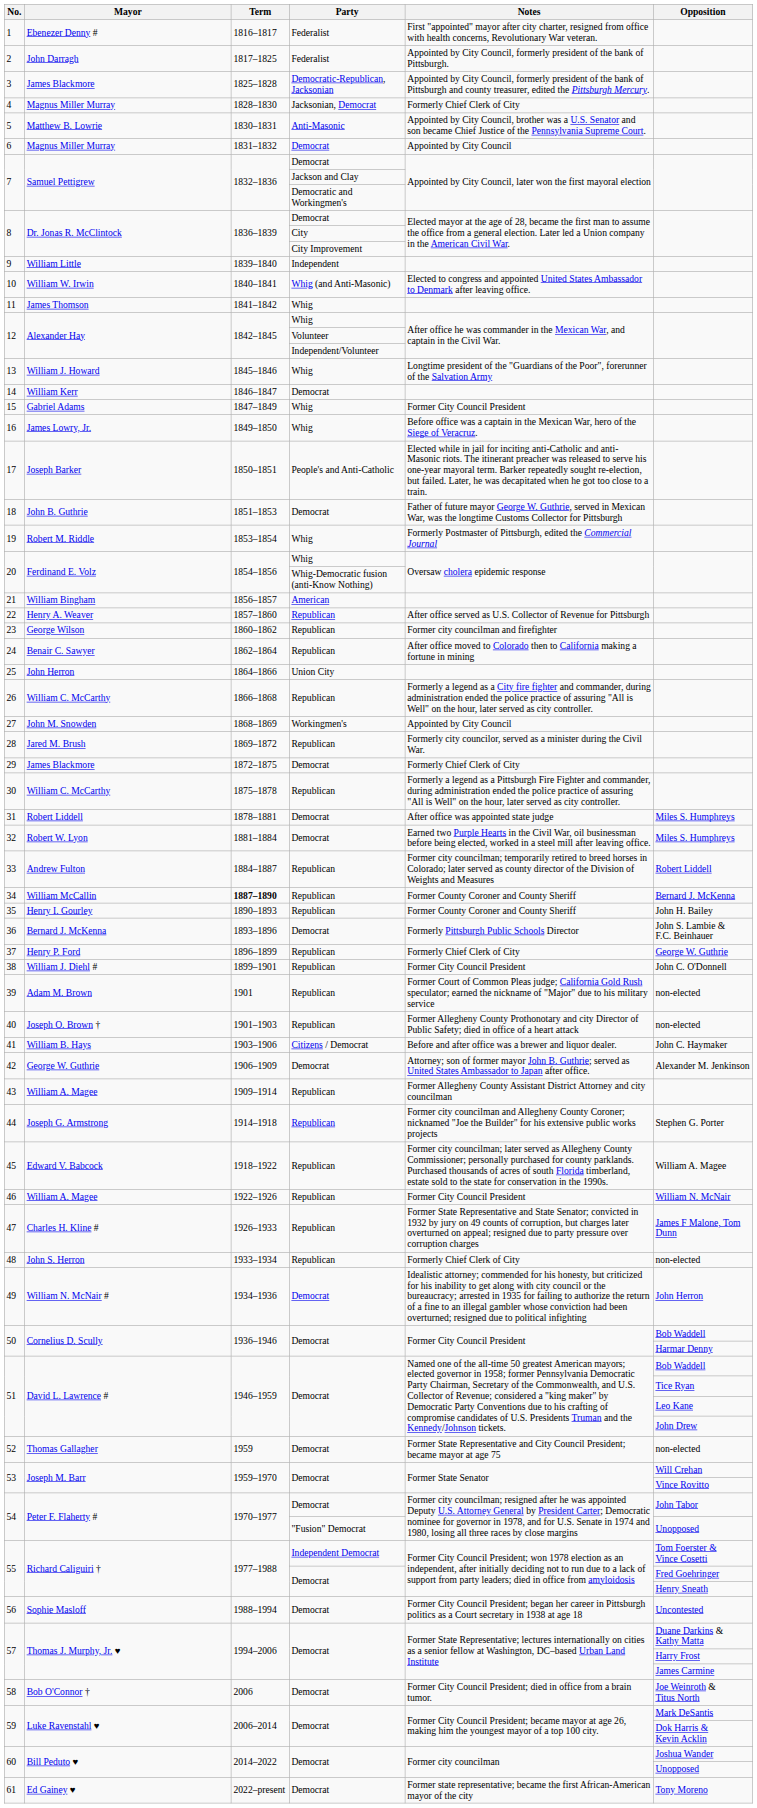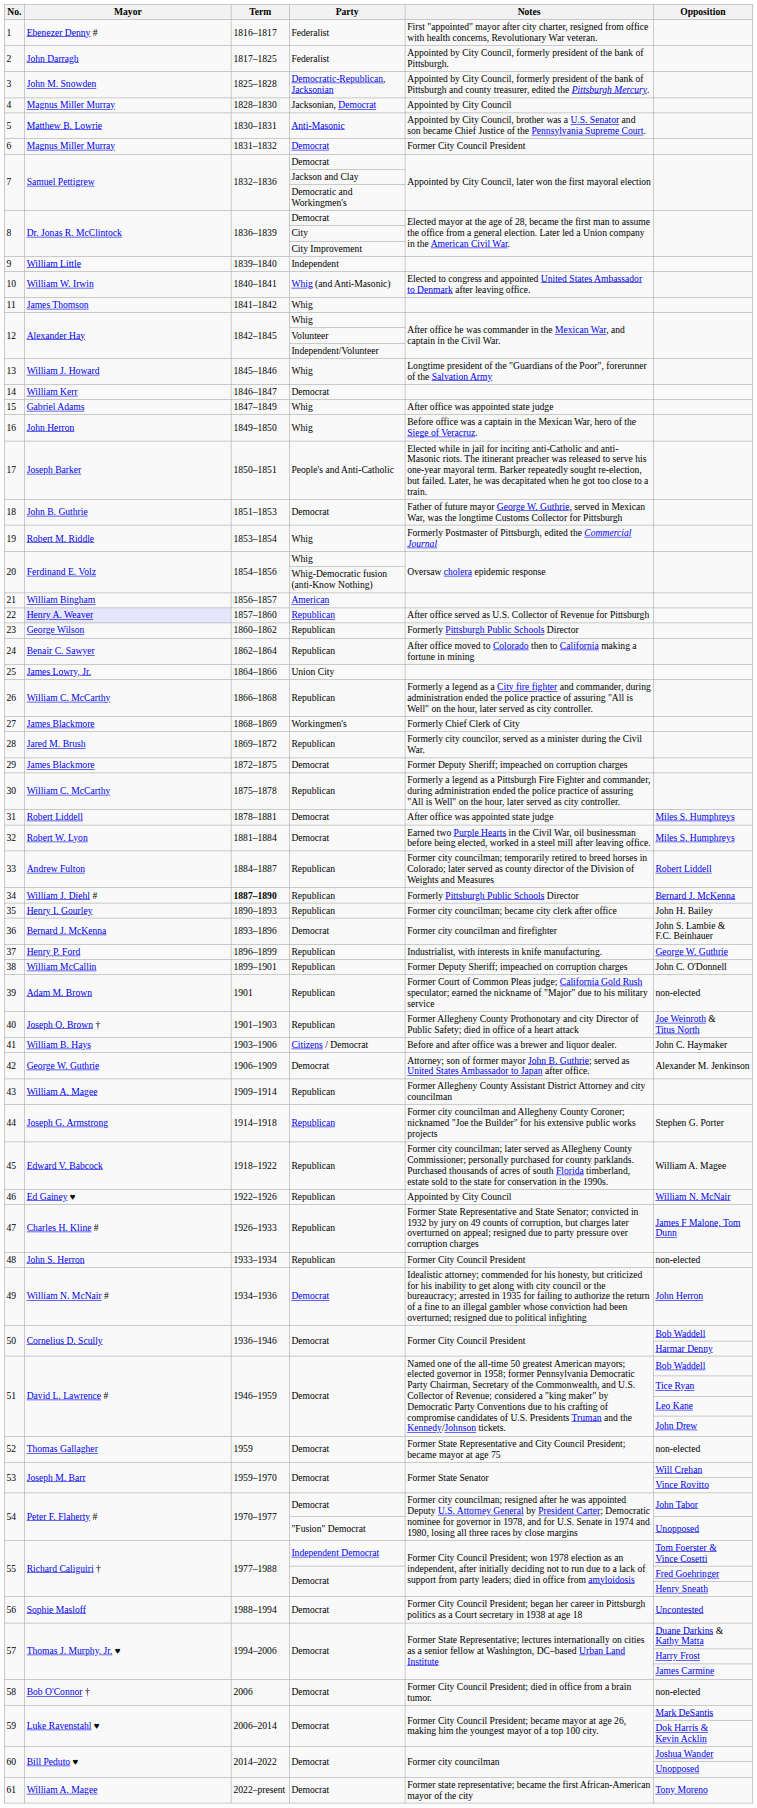(61, 84) James Blackmore -> (61, 84) John M. Snowden
(463, 105) Formerly Chief Clerk of City -> (459, 105) Appointed by City Council
(459, 146) Appointed by City Council -> (466, 146) Former City Council President
(466, 407) Former City Council President -> (480, 407) After office was appointed state judge
(59, 428) James Lowry, Jr. -> (51, 428) John Herron
(60, 615) no background -> (60, 615) lavender background
(482, 630) Former city councilman and firefighter -> (493, 630) Formerly Pittsburgh Public Schools Director
(51, 672) John Herron -> (59, 672) James Lowry, Jr.
(61, 724) John M. Snowden -> (61, 724) James Blackmore
(459, 724) Appointed by City Council -> (463, 724) Formerly Chief Clerk of City
(463, 765) Formerly Chief Clerk of City -> (517, 765) Former Deputy Sheriff; impeached on corruption charges
(62, 895) William McCallin -> (62, 895) William J. Diehl #
(492, 895) Former County Coroner and County Sheriff -> (493, 895) Formerly Pittsburgh Public Schools Director
(492, 910) Former County Coroner and County Sheriff -> (512, 910) Former city councilman; became city clerk after office
(493, 931) Formerly Pittsburgh Public Schools Director -> (482, 931) Former city councilman and firefighter
(463, 952) Formerly Chief Clerk of City -> (505, 952) Industrialist, with interests in knife manufacturing.
(62, 967) William J. Diehl # -> (62, 967) William McCallin
(466, 967) Former City Council President -> (517, 967) Former Deputy Sheriff; impeached on corruption charges
(678, 1024) non-elected -> (686, 1024) Joe Weinroth & Titus North
(62, 1197) William A. Magee -> (51, 1197) Ed Gainey ♥
(466, 1197) Former City Council President -> (459, 1197) Appointed by City Council
(463, 1259) Formerly Chief Clerk of City -> (466, 1259) Former City Council President
(686, 1692) Joe Weinroth & Titus North -> (678, 1692) non-elected
(51, 1790) Ed Gainey ♥ -> (62, 1790) William A. Magee
